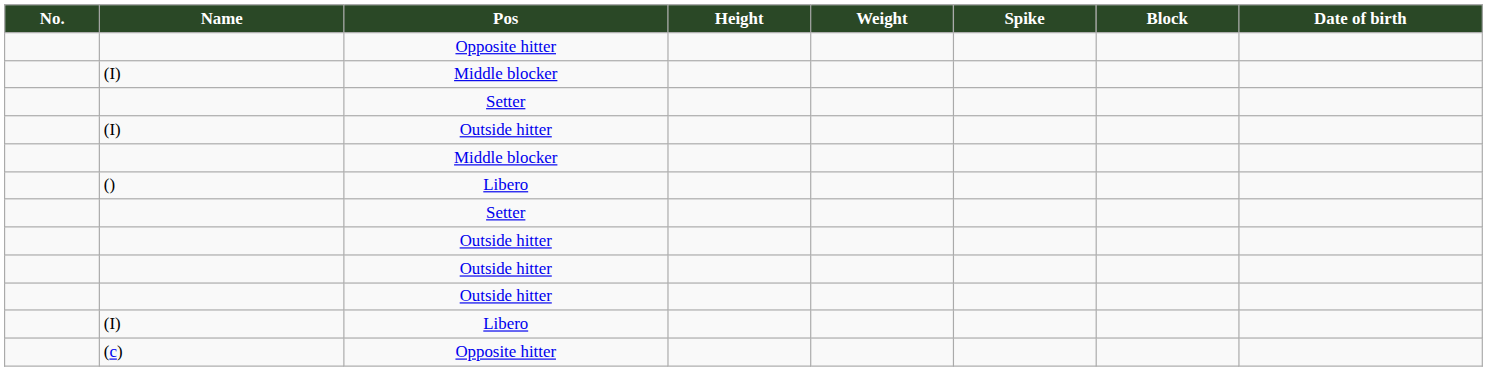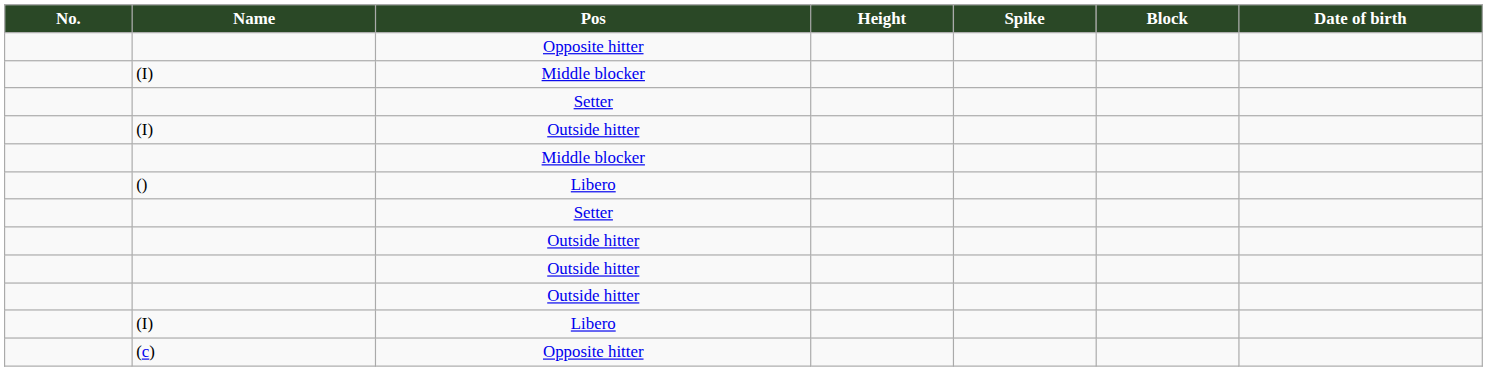- column: (882, 18)
